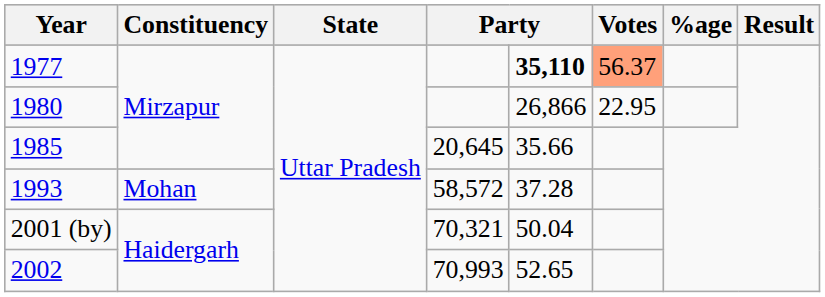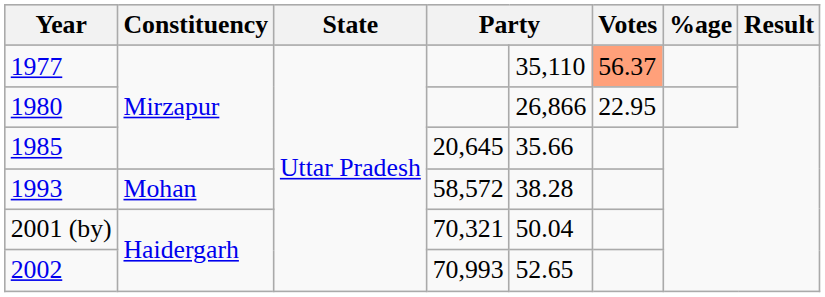(550, 65) bold -> (550, 65) normal
(544, 188) 37.28 -> (544, 188) 38.28
